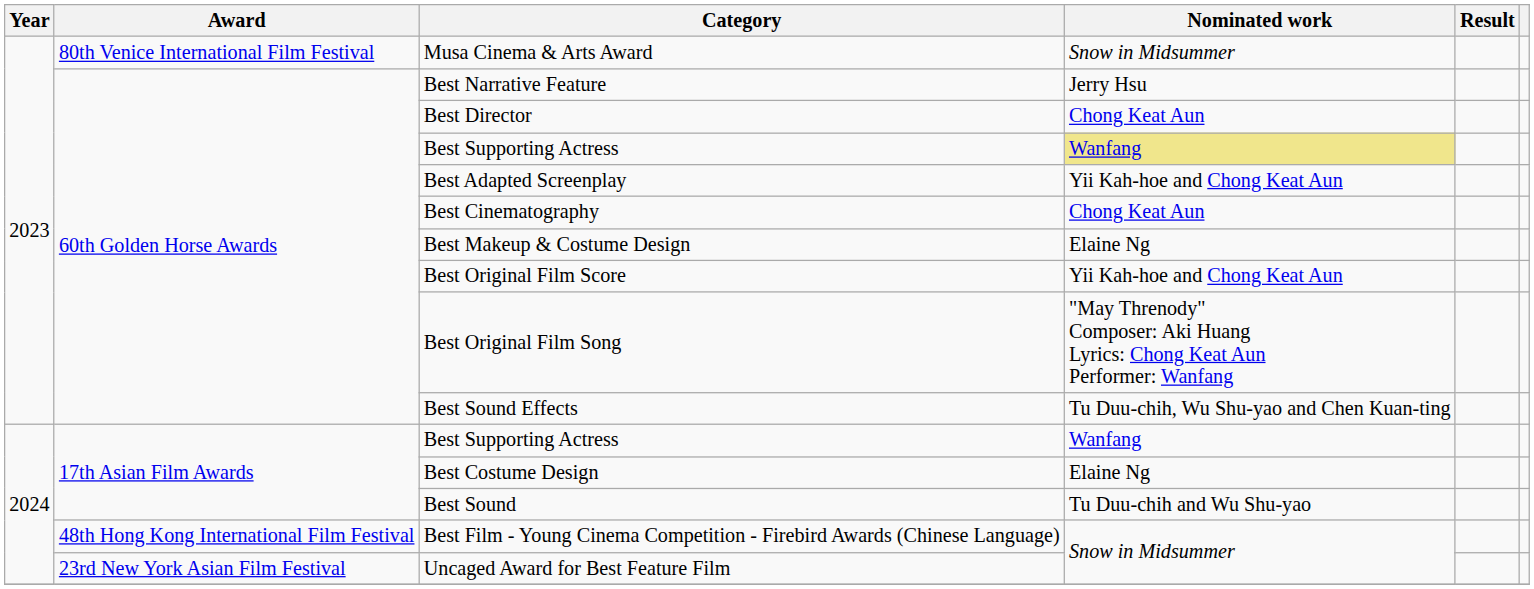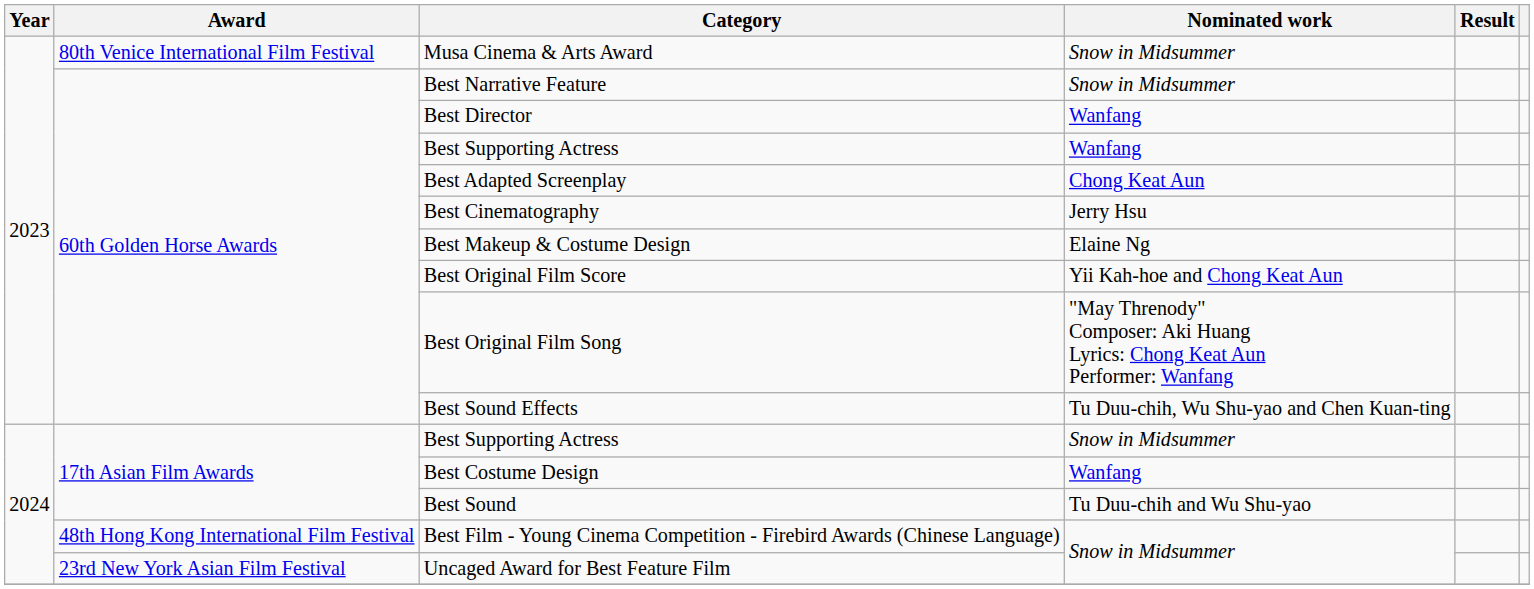(1108, 84) Jerry Hsu -> (1152, 84) Snow in Midsummer
(1137, 116) Chong Keat Aun -> (1105, 116) Wanfang
(1105, 148) khaki background -> (1105, 148) no background
(1206, 180) Yii Kah-hoe and Chong Keat Aun -> (1137, 180) Chong Keat Aun
(1137, 212) Chong Keat Aun -> (1108, 212) Jerry Hsu
(1105, 440) Wanfang -> (1152, 440) Snow in Midsummer
(1110, 472) Elaine Ng -> (1105, 472) Wanfang
